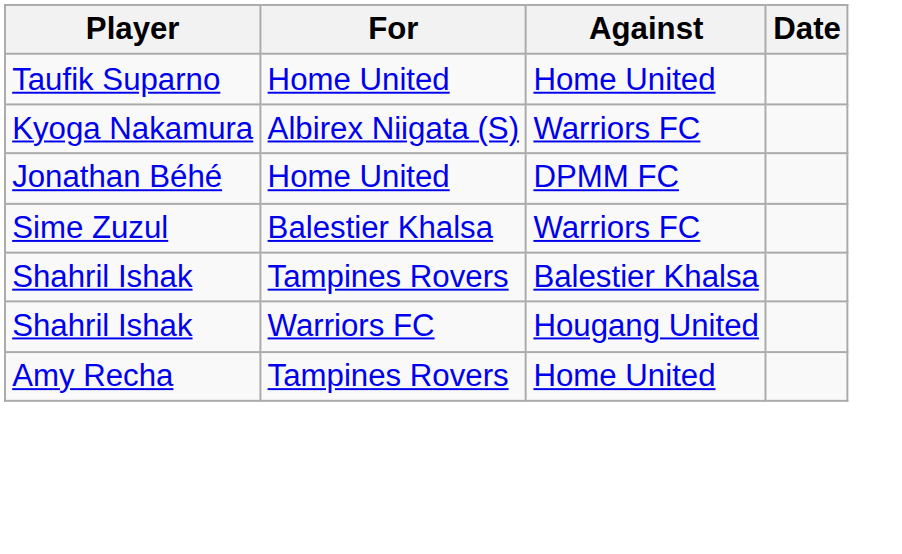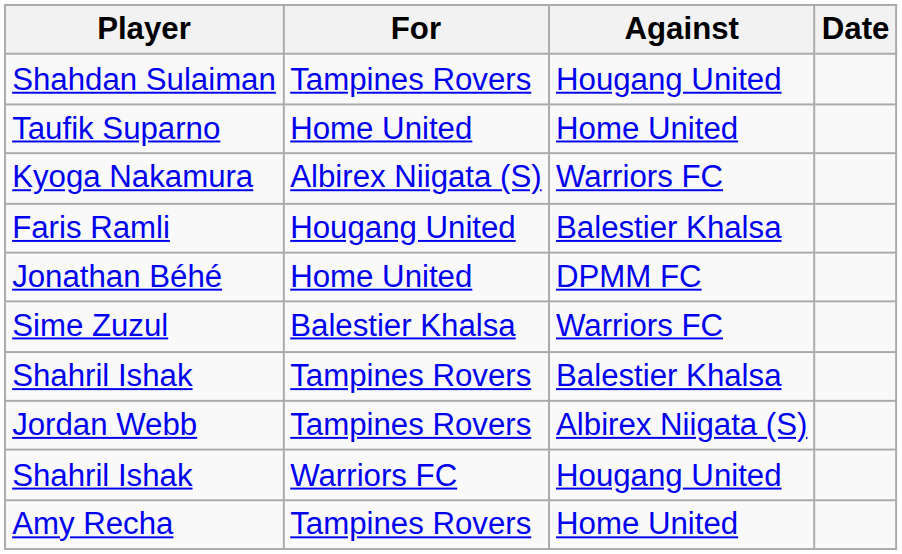+ row: (144, 78)
+ row: (91, 227)
+ row: (105, 425)
